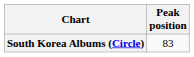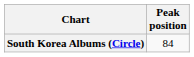(168, 43) 83 -> (168, 43) 84
